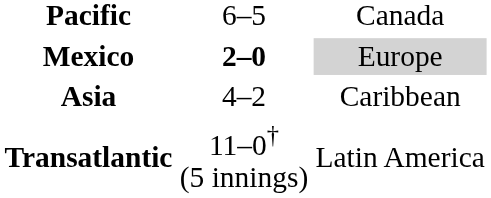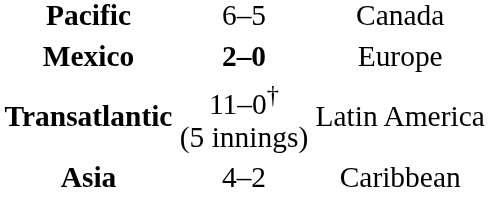(400, 56) lightgrey background -> (400, 56) no background
rows swapped: (88, 96) <-> (88, 157)
